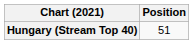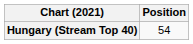(164, 30) 51 -> (164, 30) 54
